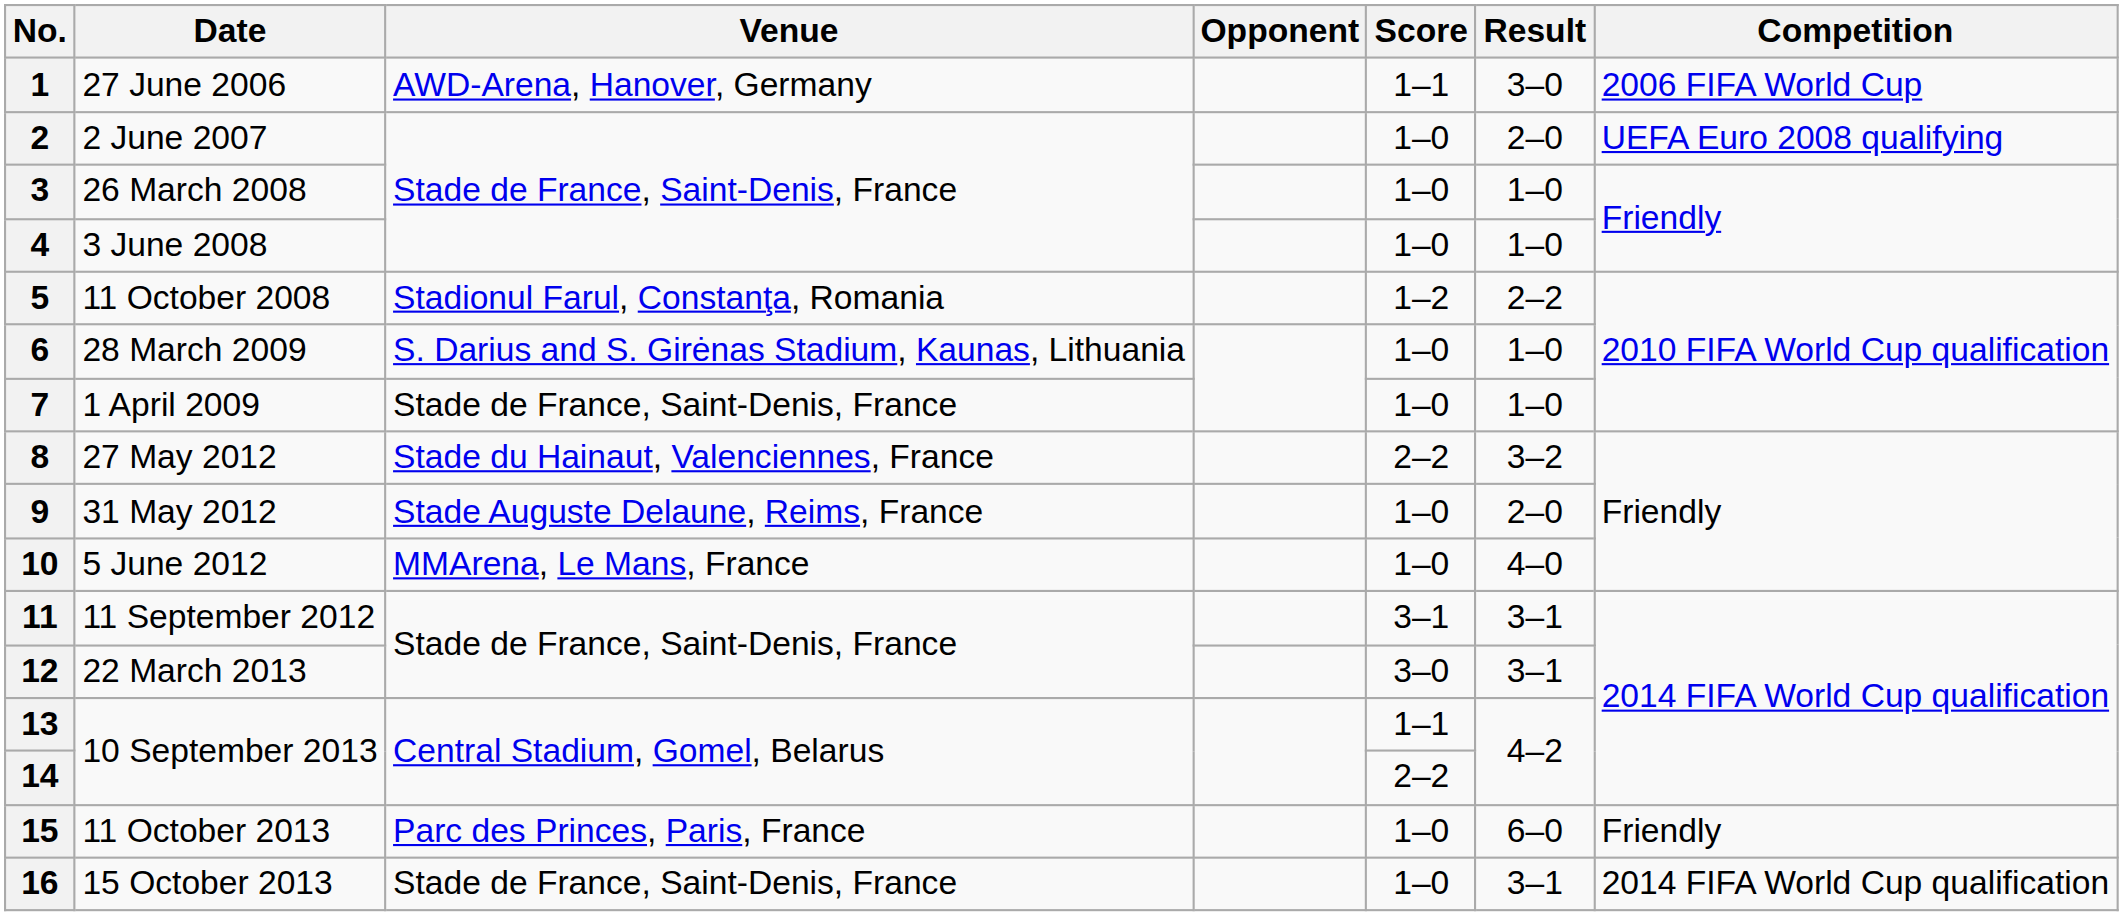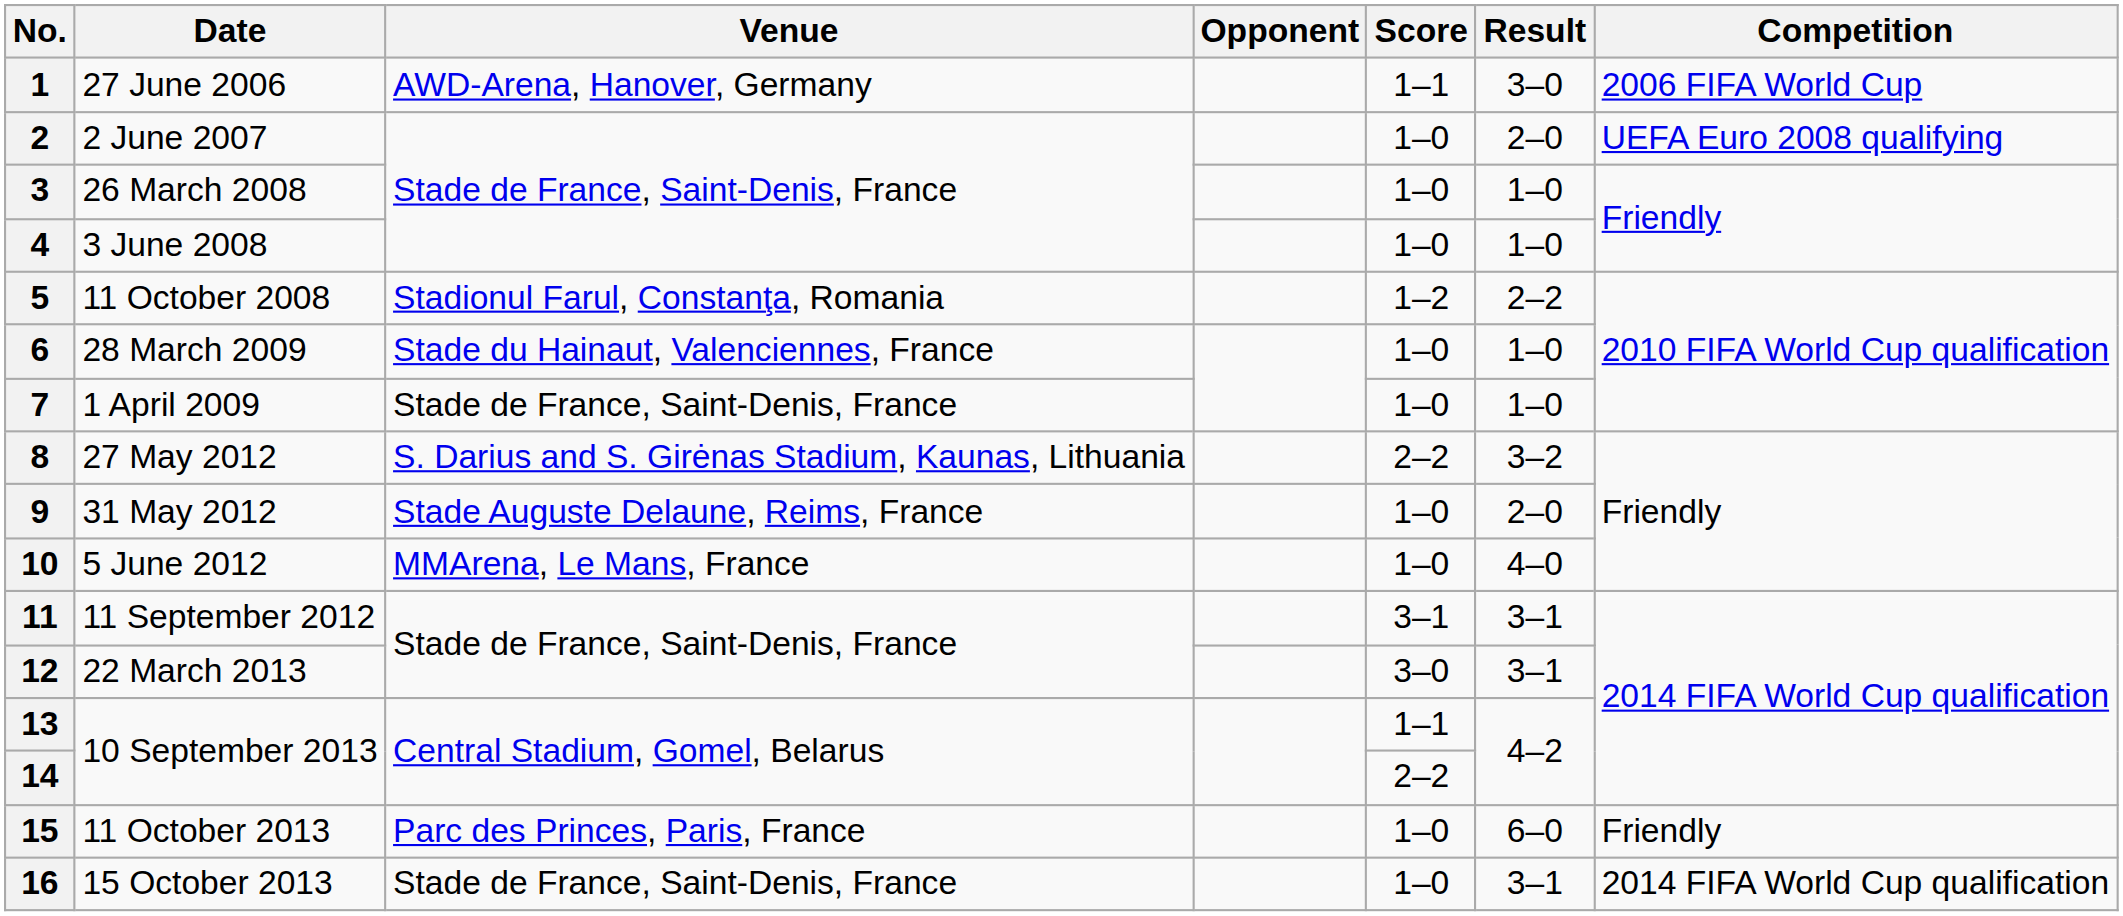(789, 350) S. Darius and S. Girėnas Stadium, Kaunas, Lithuania -> (693, 350) Stade du Hainaut, Valenciennes, France
(693, 457) Stade du Hainaut, Valenciennes, France -> (789, 457) S. Darius and S. Girėnas Stadium, Kaunas, Lithuania
